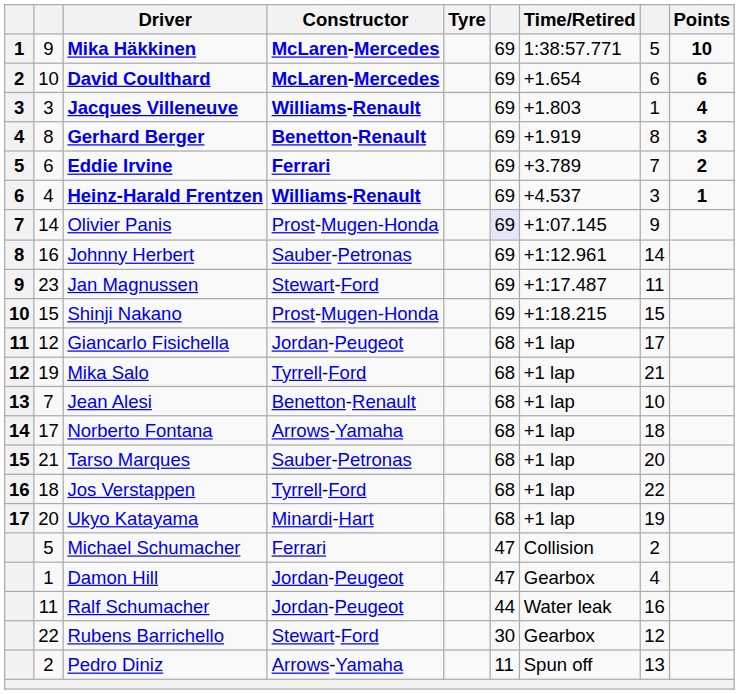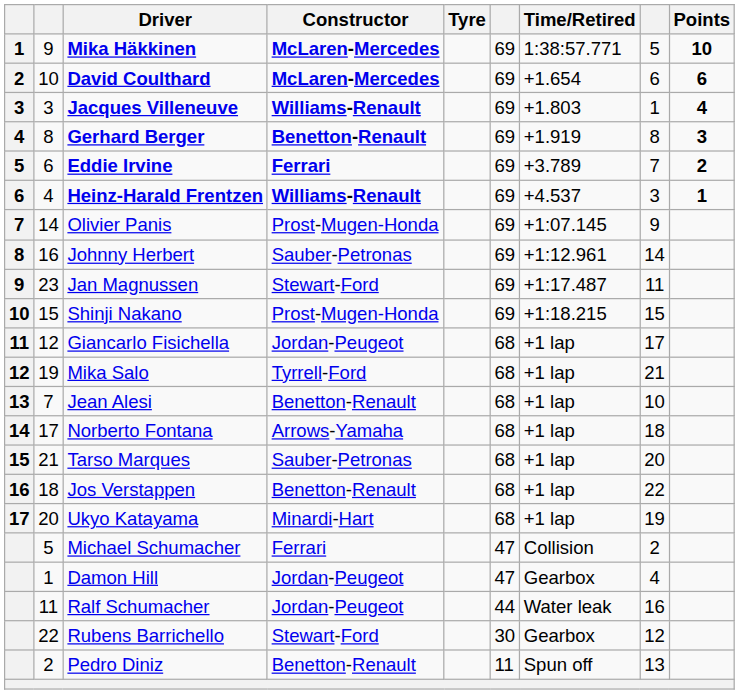(505, 225) lavender background -> (505, 225) no background
(319, 489) Tyrrell-Ford -> (344, 489) Benetton-Renault
(337, 665) Arrows-Yamaha -> (344, 665) Benetton-Renault
